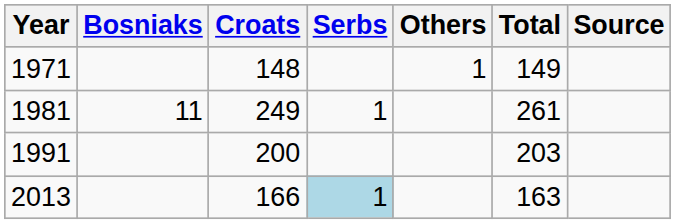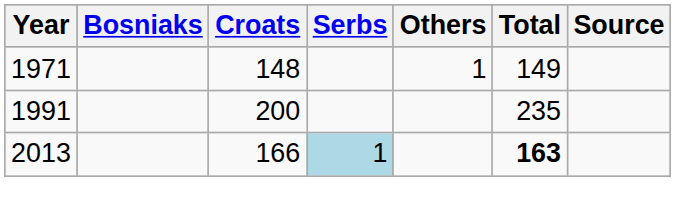- row: (41, 111)
(539, 153) 203 -> (539, 111) 235
(539, 196) normal -> (539, 153) bold
